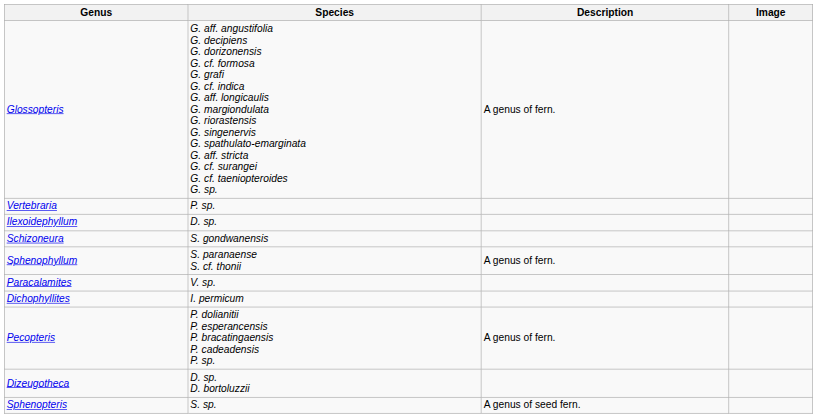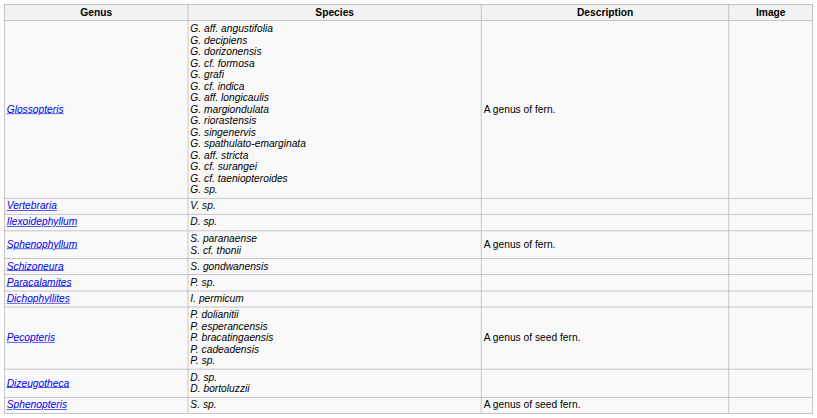(203, 206) P. sp. -> (203, 206) V. sp.
rows swapped: (42, 260) <-> (35, 238)
(203, 282) V. sp. -> (203, 282) P. sp.
(520, 338) A genus of fern. -> (532, 338) A genus of seed fern.
